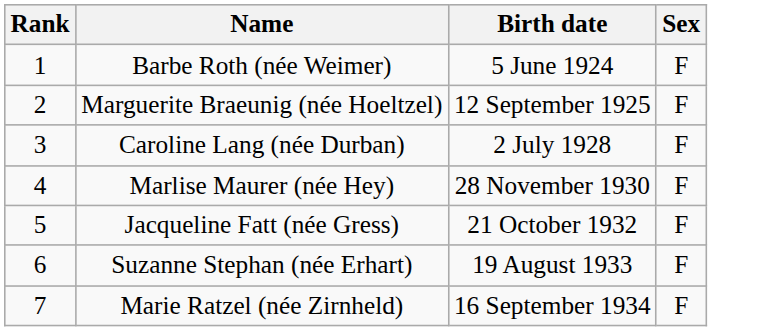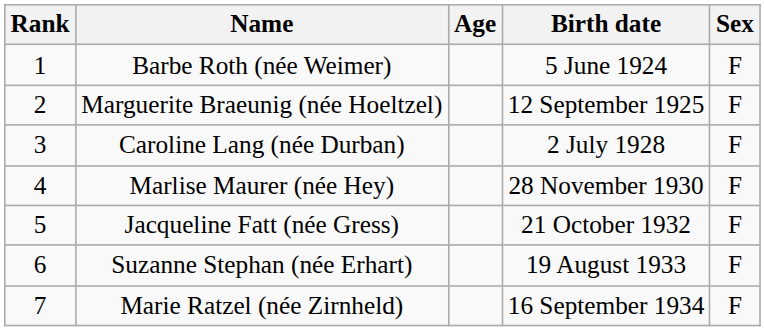+ column: (475, 24)
